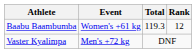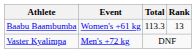(155, 26) 119.3 -> (155, 26) 113.3
(179, 26) 12 -> (179, 26) 13
